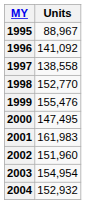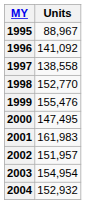(58, 156) 151,960 -> (58, 156) 151,957
